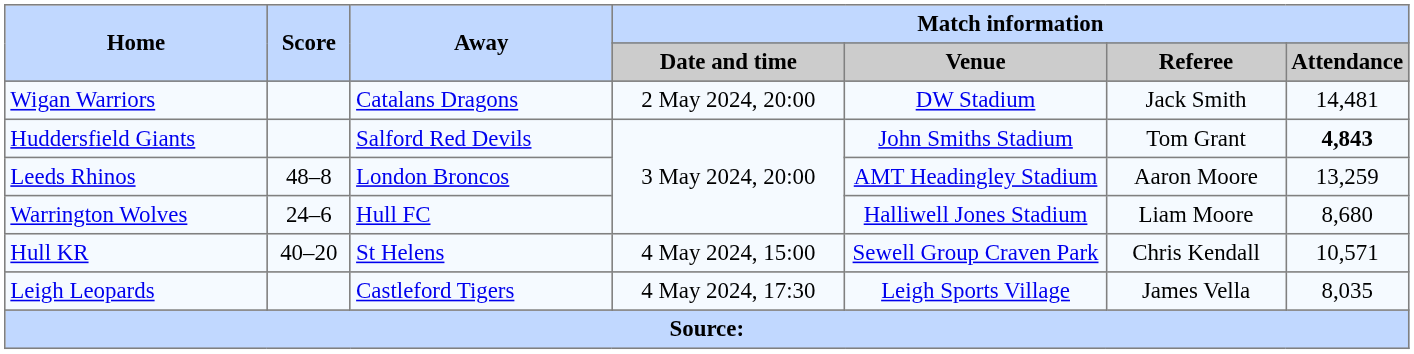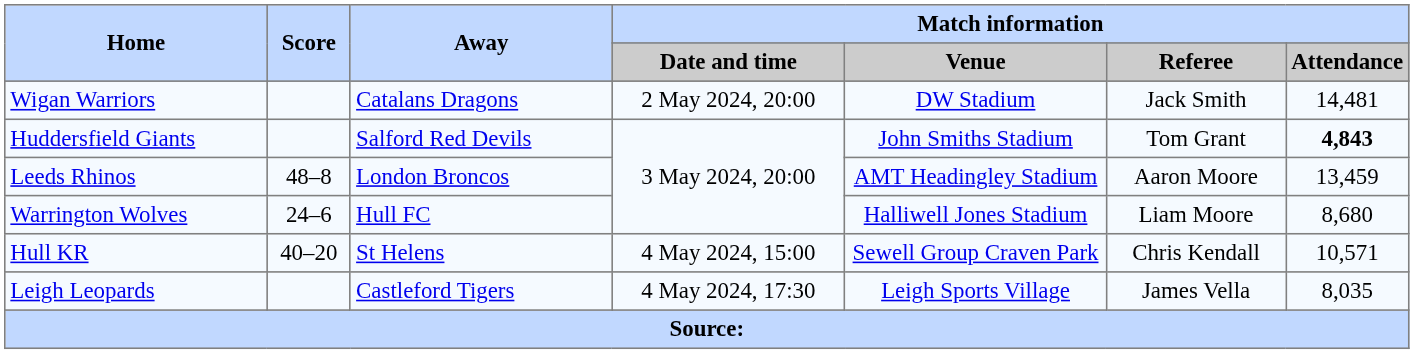(1347, 176) 13,259 -> (1347, 176) 13,459
